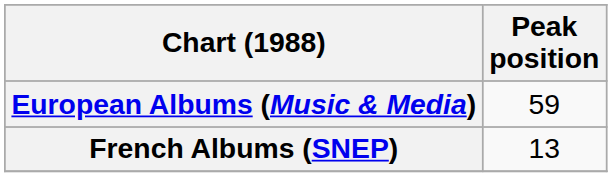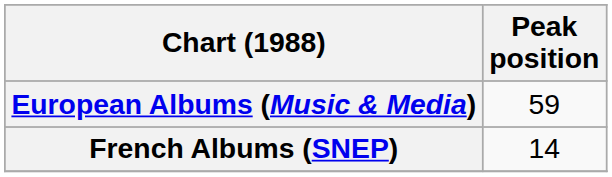(544, 148) 13 -> (544, 148) 14
